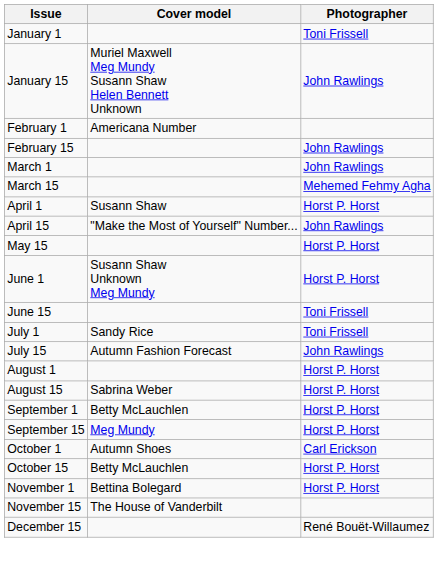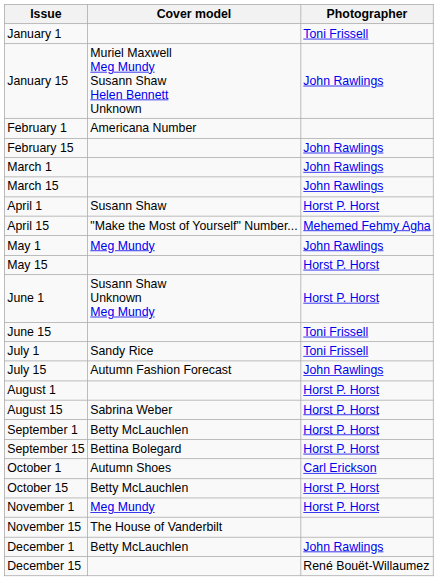(367, 186) Mehemed Fehmy Agha -> (343, 186) John Rawlings
(343, 226) John Rawlings -> (367, 226) Mehemed Fehmy Agha
+ row: (24, 245)
(122, 429) Meg Mundy -> (136, 449) Bettina Bolegard
(136, 488) Bettina Bolegard -> (122, 507) Meg Mundy
+ row: (41, 546)
